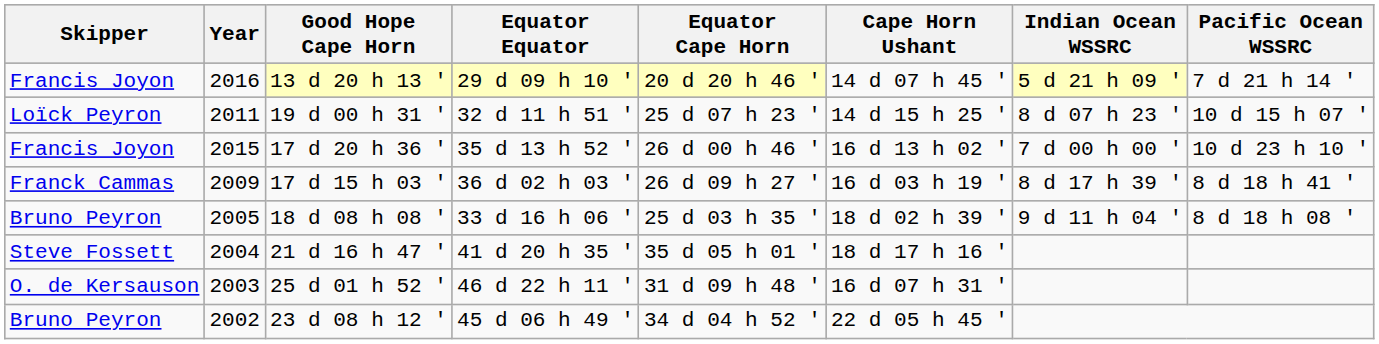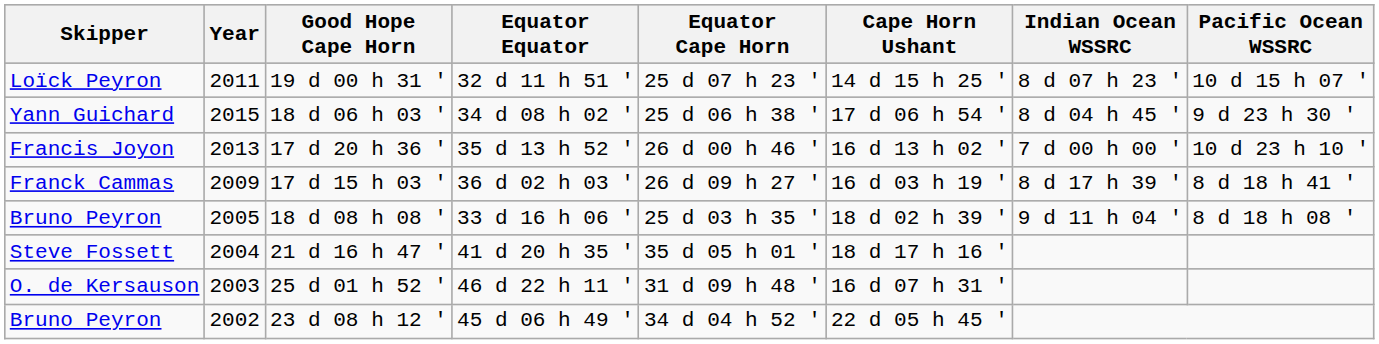- row: (359, 81)
+ row: (359, 115)
(235, 149) 2015 -> (235, 149) 2013
